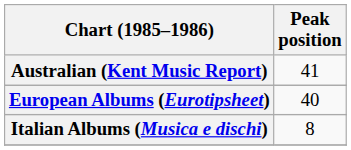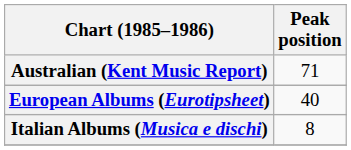(310, 70) 41 -> (310, 70) 71
